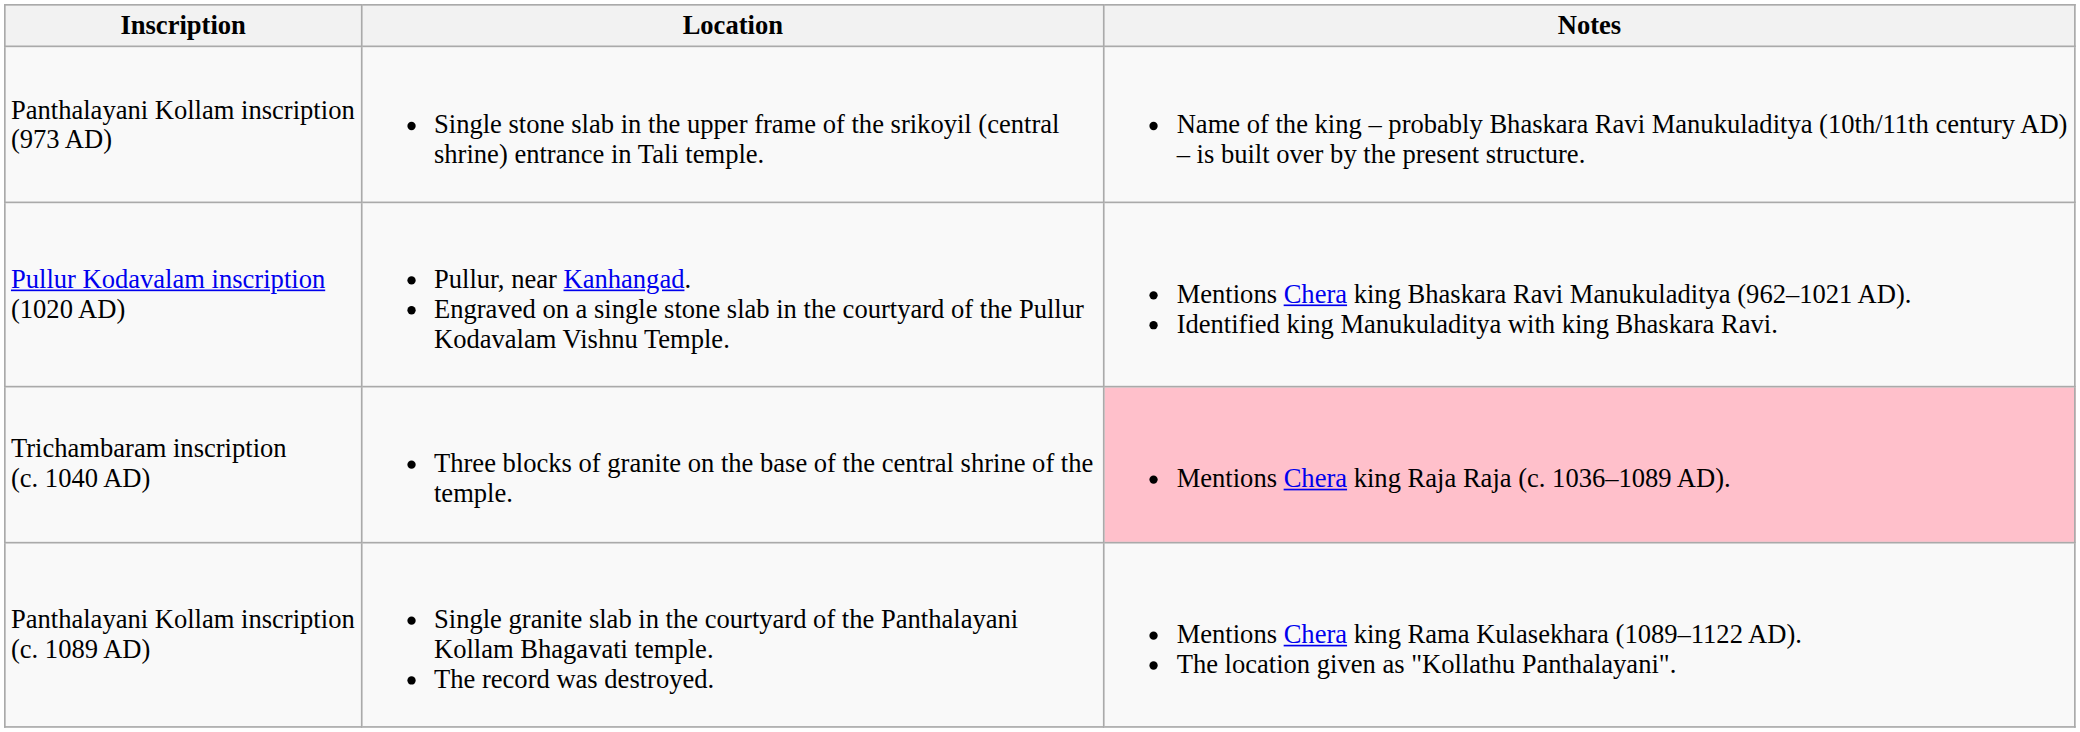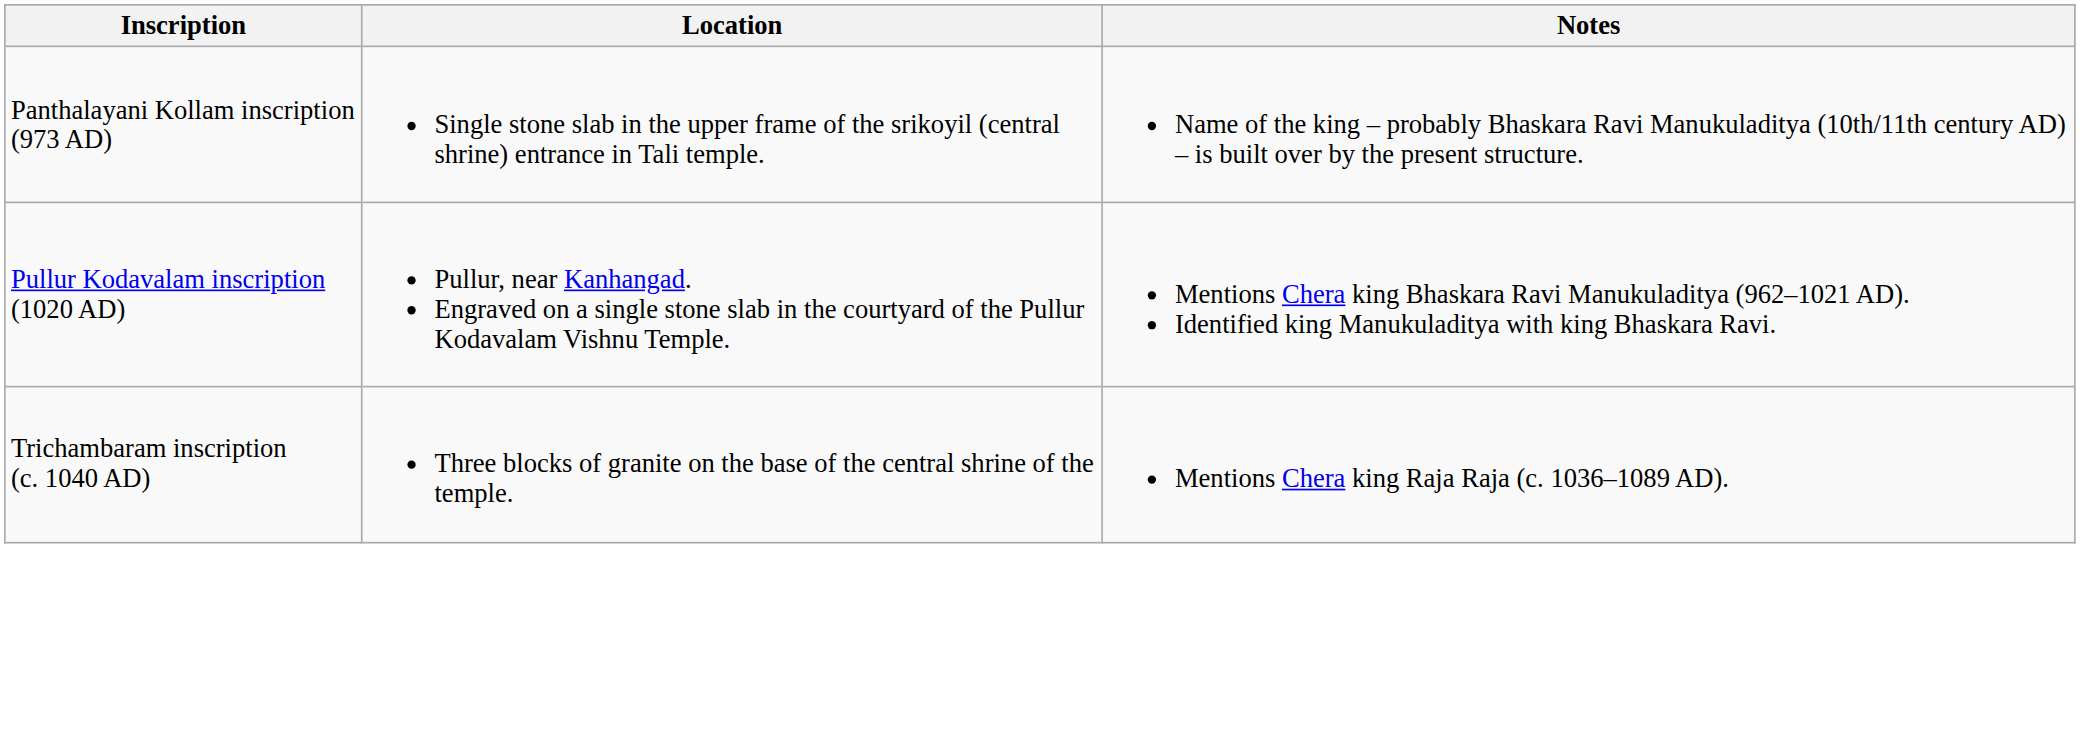(1589, 479) pink background -> (1589, 479) no background
- row: (183, 633)
